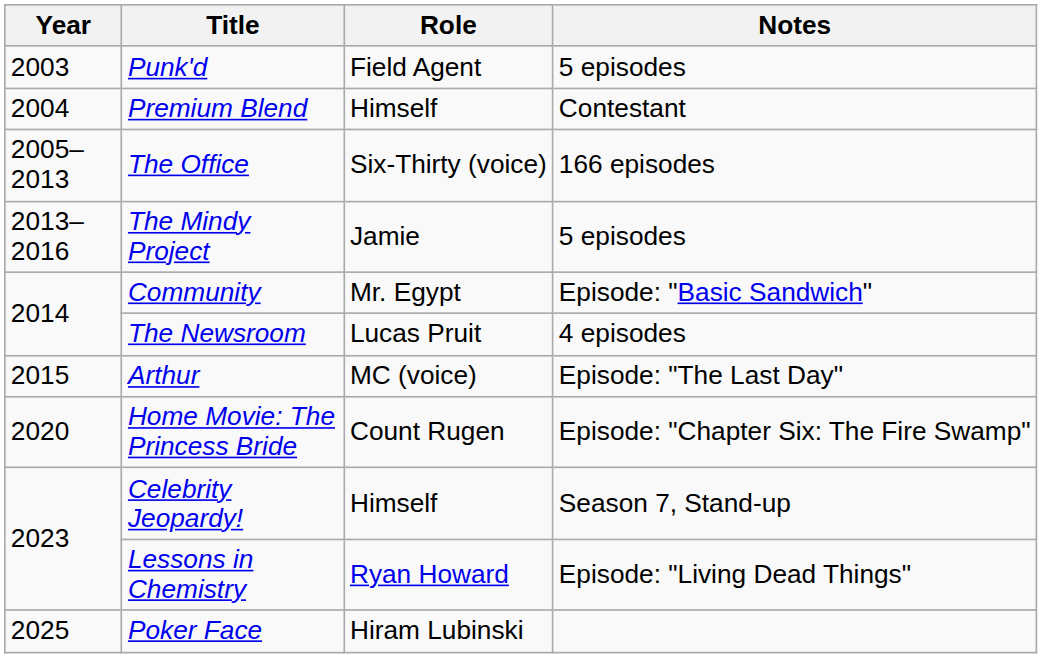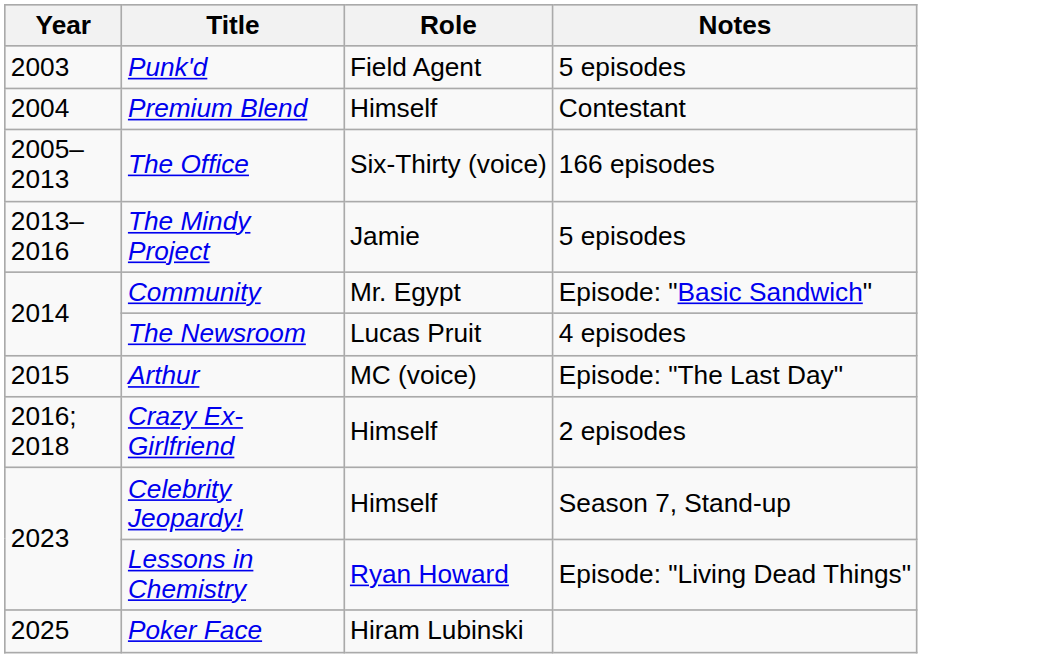+ row: (186, 432)
- row: (231, 432)
